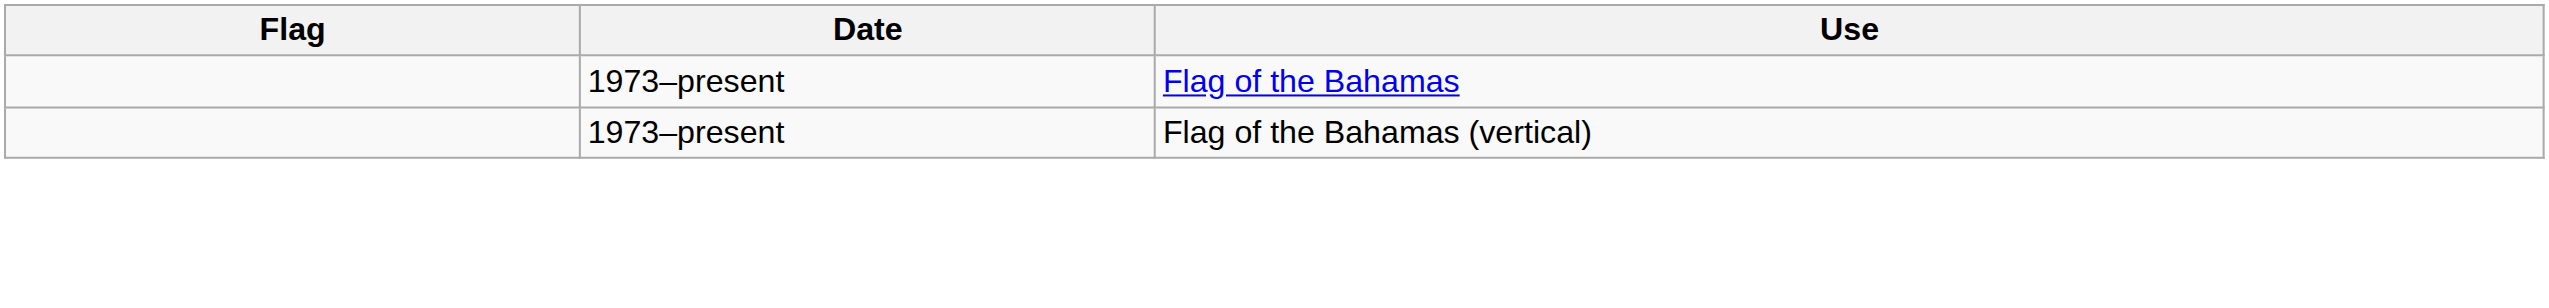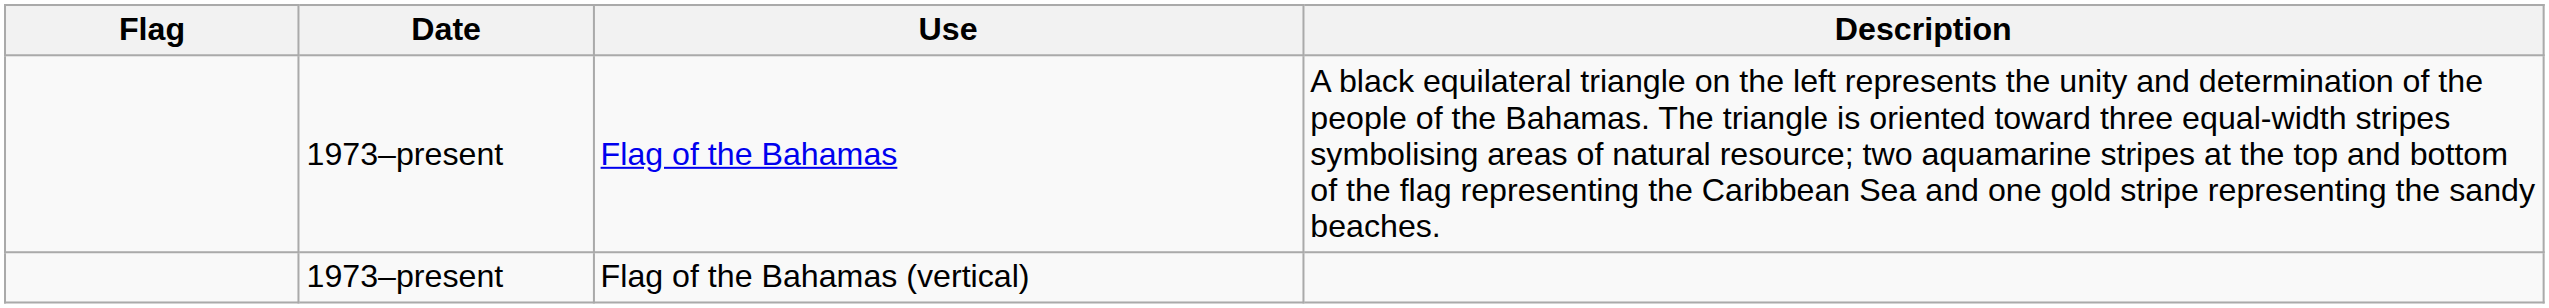+ column: (1923, 30)
